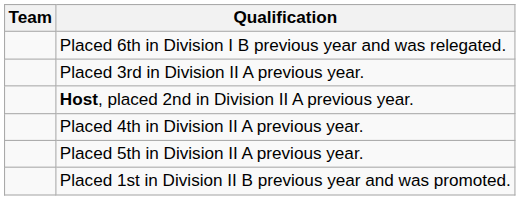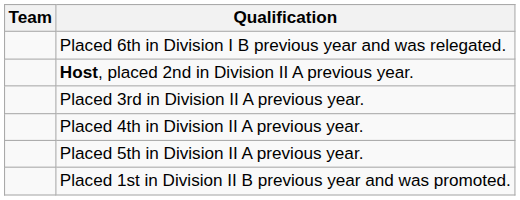rows swapped: (237, 99) <-> (212, 72)
